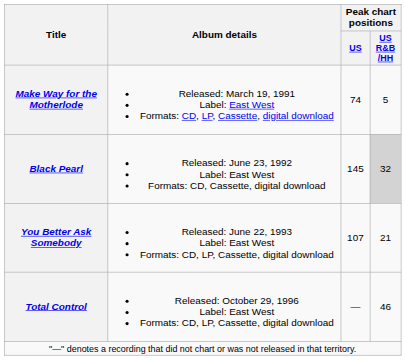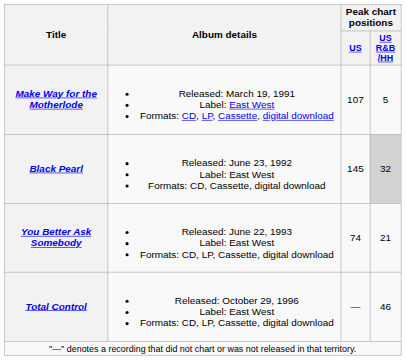(355, 99) 74 -> (355, 99) 107
(355, 237) 107 -> (355, 237) 74
